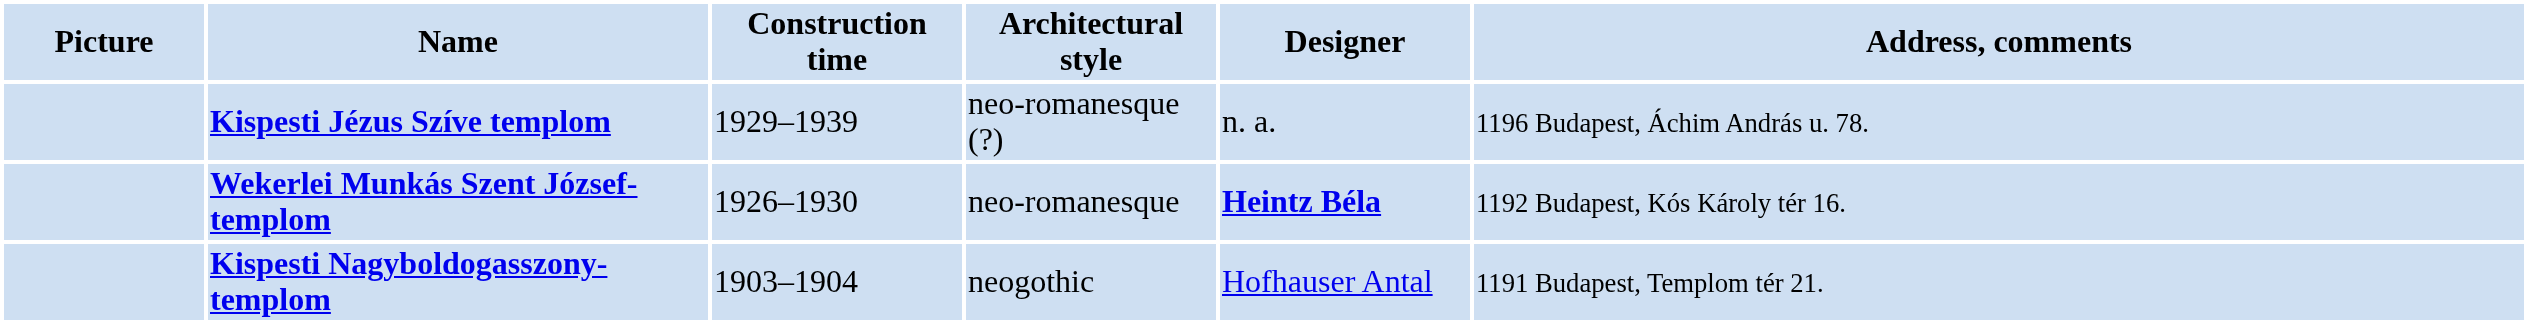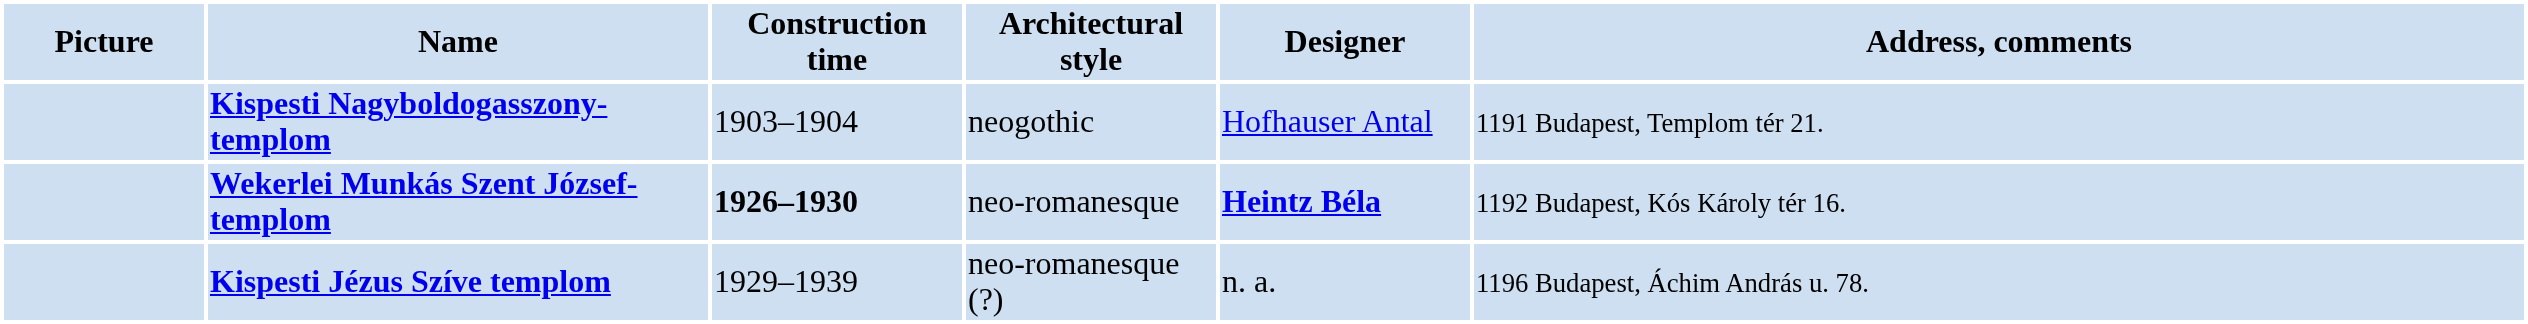rows swapped: (409, 281) <-> (410, 121)
(786, 201) normal -> (786, 201) bold
